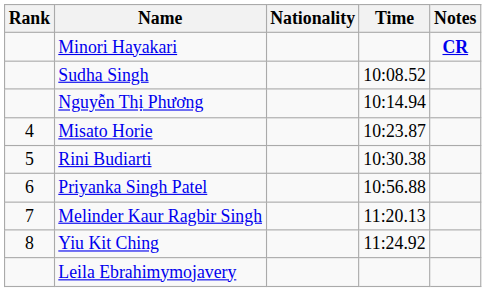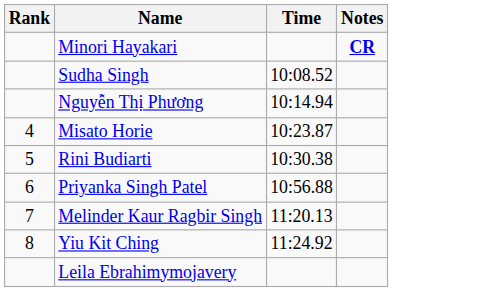- column: (313, 18)
